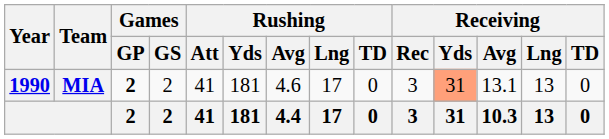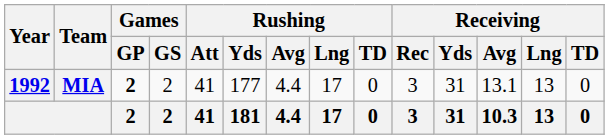(30, 85) 1990 -> (30, 85) 1992
(245, 85) 181 -> (245, 85) 177
(288, 85) 4.6 -> (288, 85) 4.4
(455, 85) lightsalmon background -> (455, 85) no background
